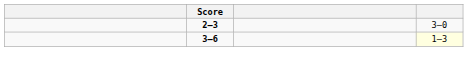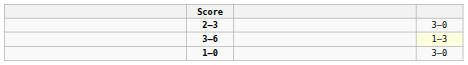+ row: (210, 53)
